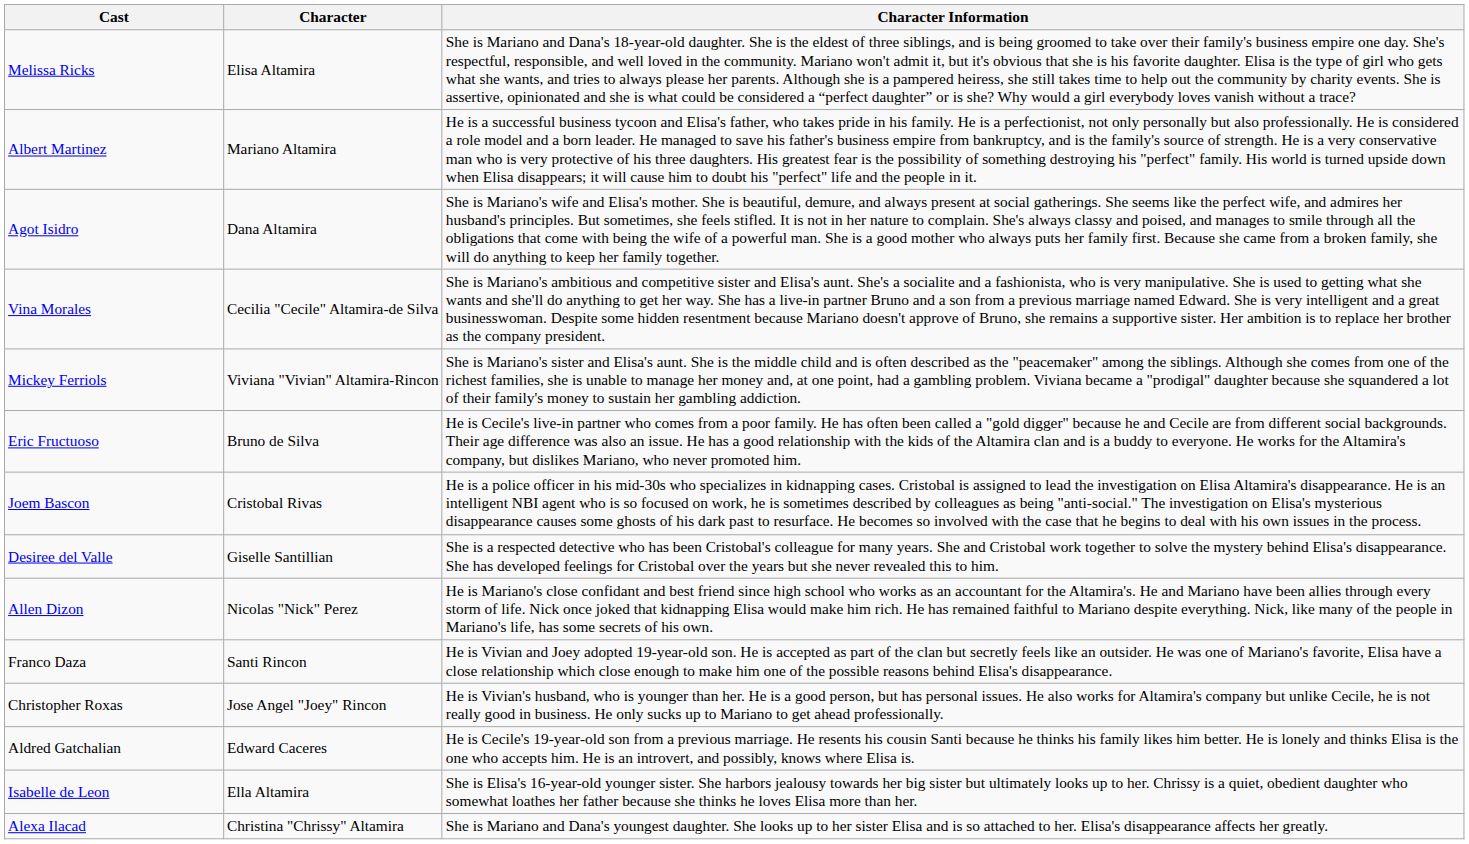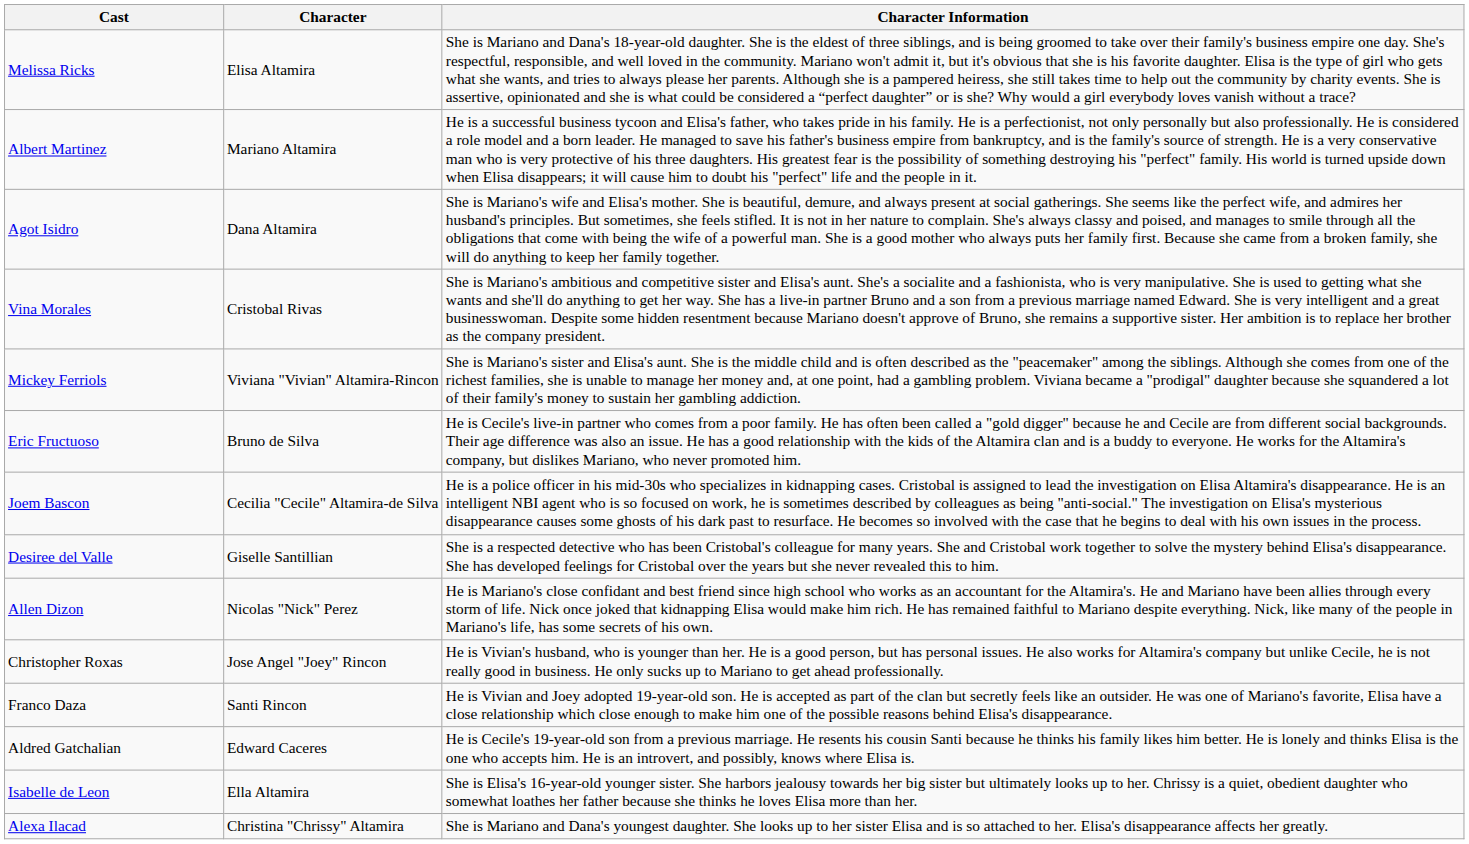(333, 309) Cecilia "Cecile" Altamira-de Silva -> (274, 309) Cristobal Rivas
(274, 503) Cristobal Rivas -> (333, 503) Cecilia "Cecile" Altamira-de Silva
rows swapped: (65, 704) <-> (47, 661)
